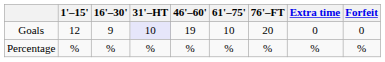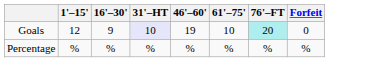- column: (315, 13)
(268, 30) no background -> (268, 30) paleturquoise background
